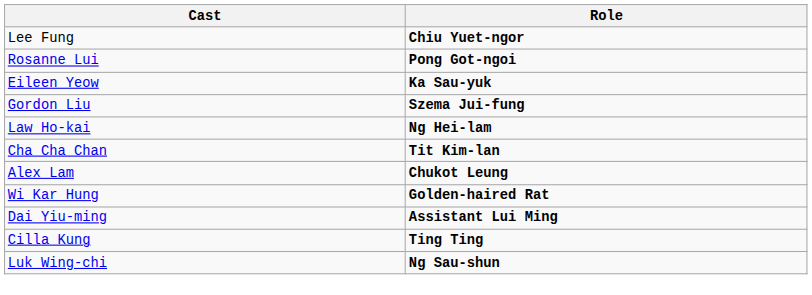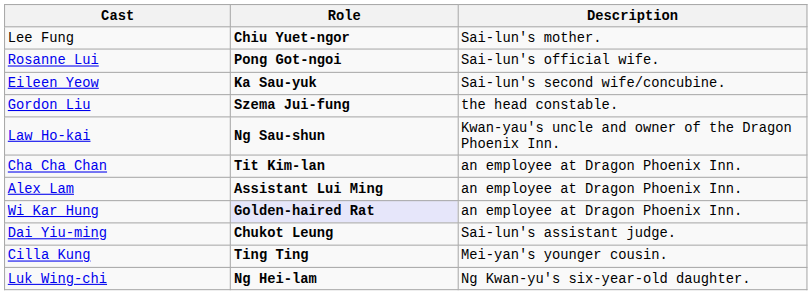+ column: (633, 16)
(450, 128) Ng Hei-lam -> (280, 136) Ng Sau-shun
(458, 173) Chukot Leung -> (309, 189) Assistant Lui Ming
(479, 195) no background -> (304, 211) lavender background
(483, 218) Assistant Lui Ming -> (284, 234) Chukot Leung
(454, 263) Ng Sau-shun -> (275, 279) Ng Hei-lam
